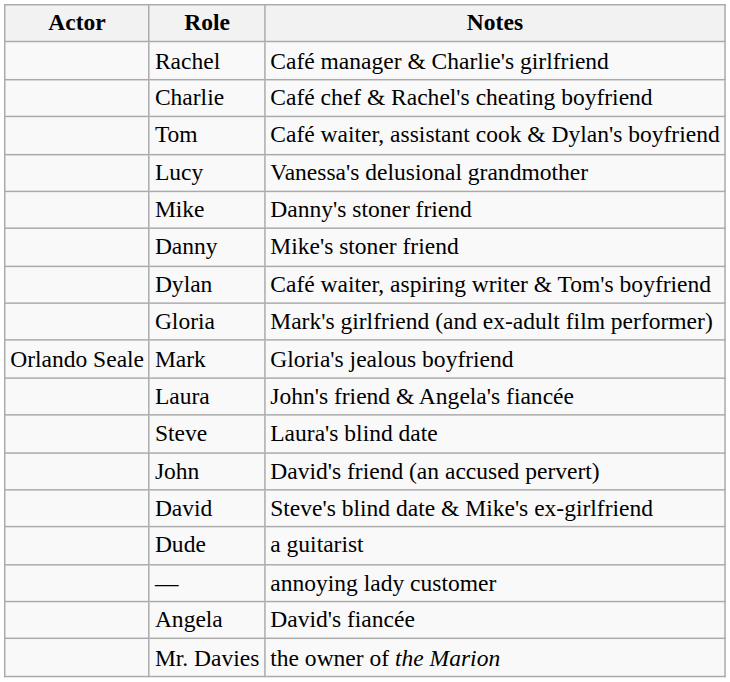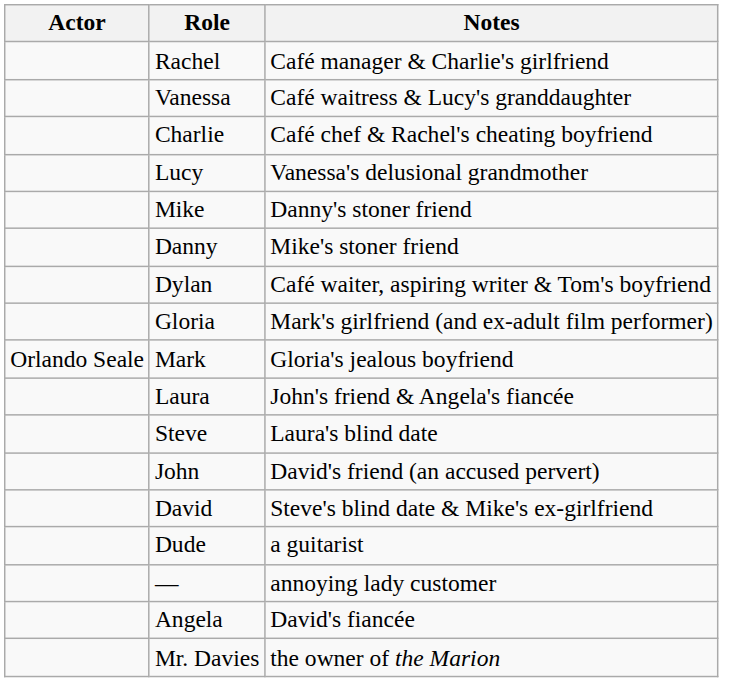+ row: (193, 97)
- row: (176, 135)
